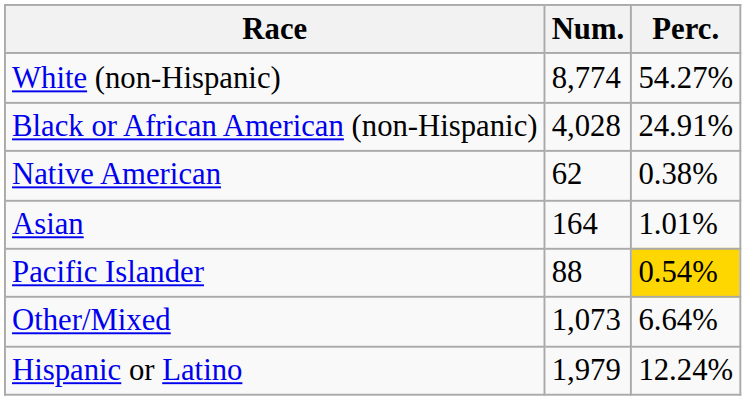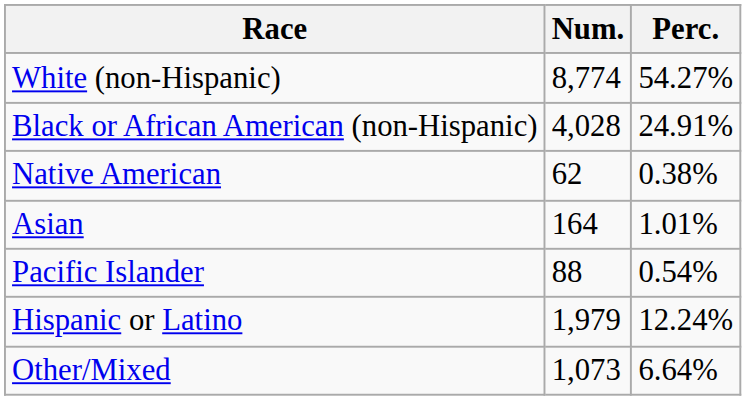(678, 272) gold background -> (678, 272) no background
rows swapped: (91, 321) <-> (127, 369)
